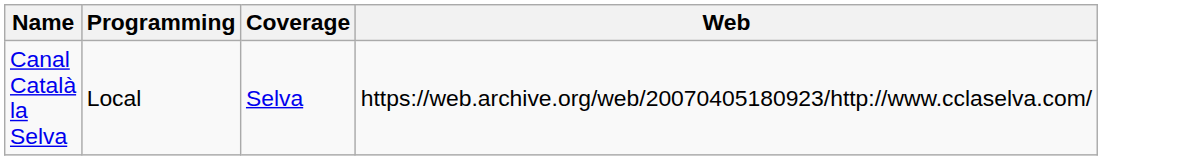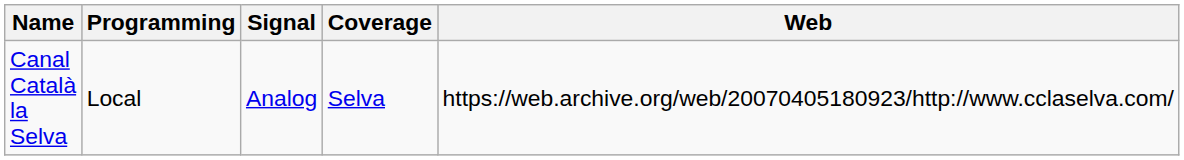+ column: (282, 22)
